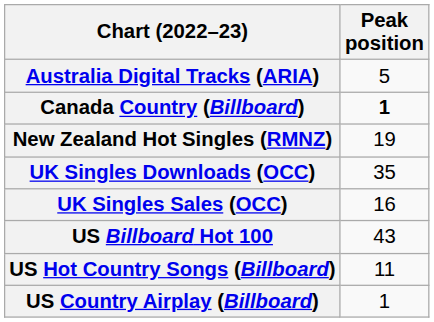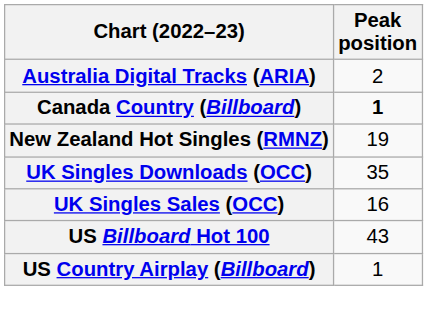(384, 75) 5 -> (378, 75) 2
- row: (172, 269)
